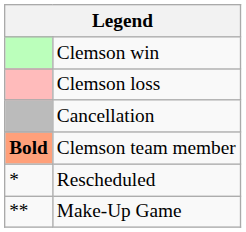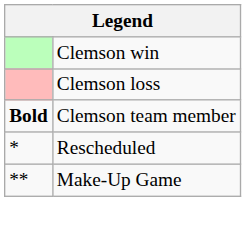- row: (106, 116)
(28, 148) lightsalmon background -> (28, 116) no background
